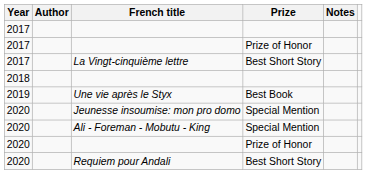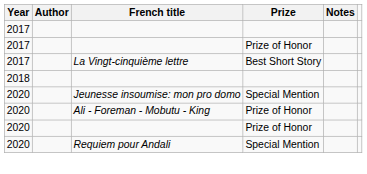- row: (18, 95)
(282, 128) Special Mention -> (279, 111) Prize of Honor
(283, 161) Best Short Story -> (282, 144) Special Mention
